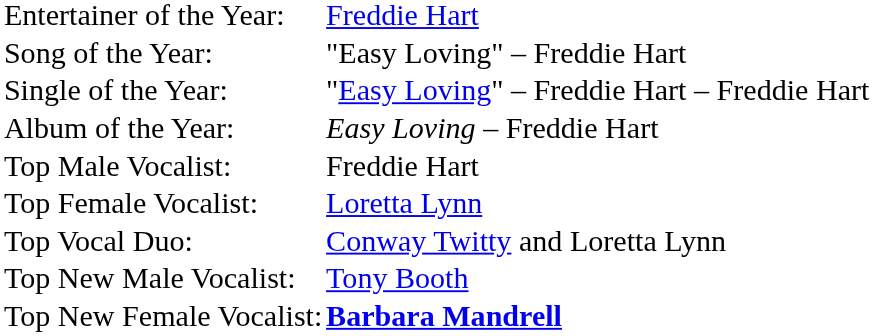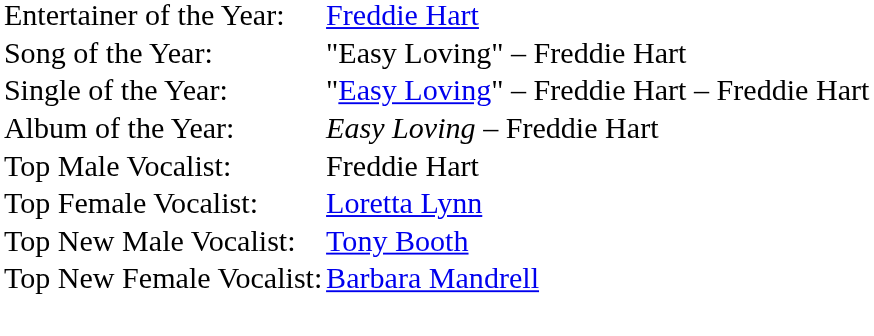- row: (98, 240)
(444, 316) bold -> (433, 278) normal
